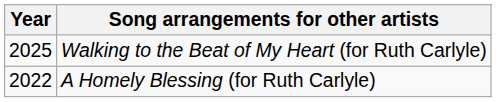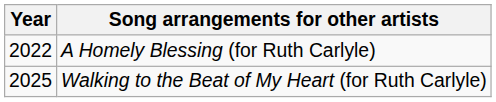rows swapped: (218, 81) <-> (274, 50)
